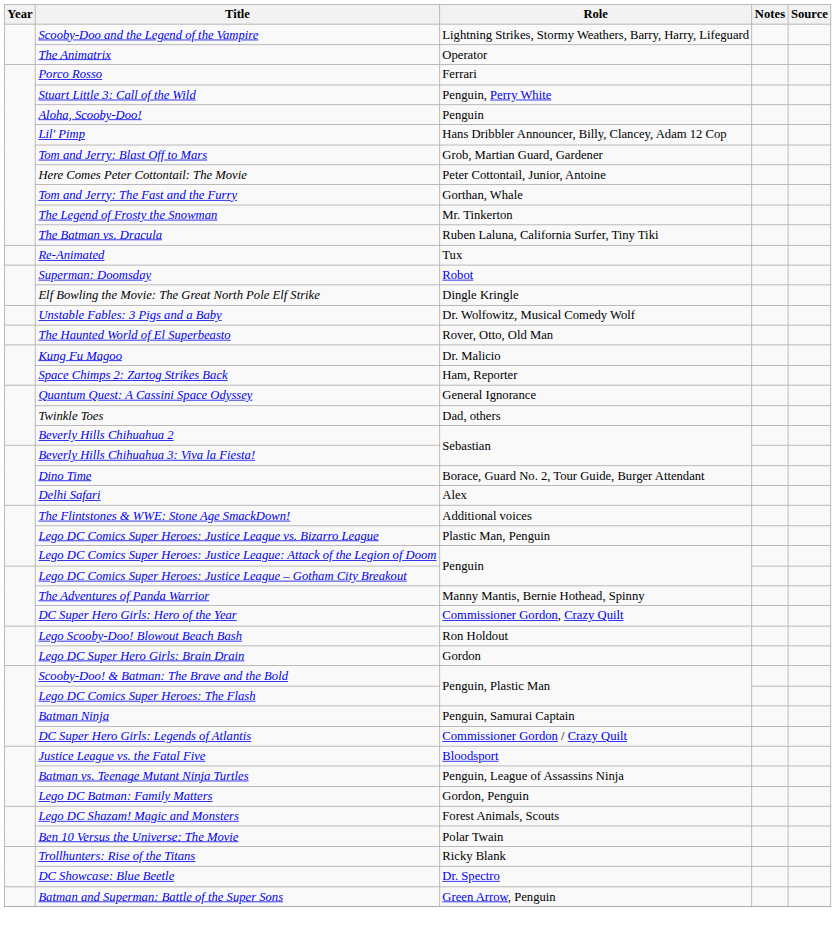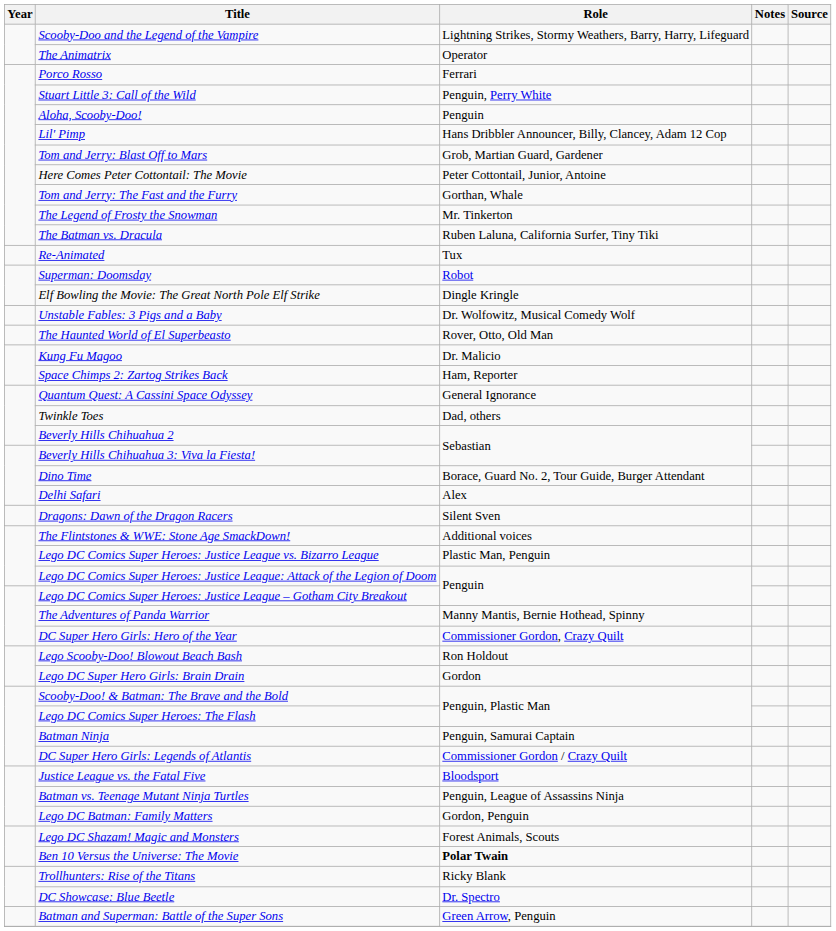+ row: (135, 515)
(473, 836) normal -> (475, 856) bold
